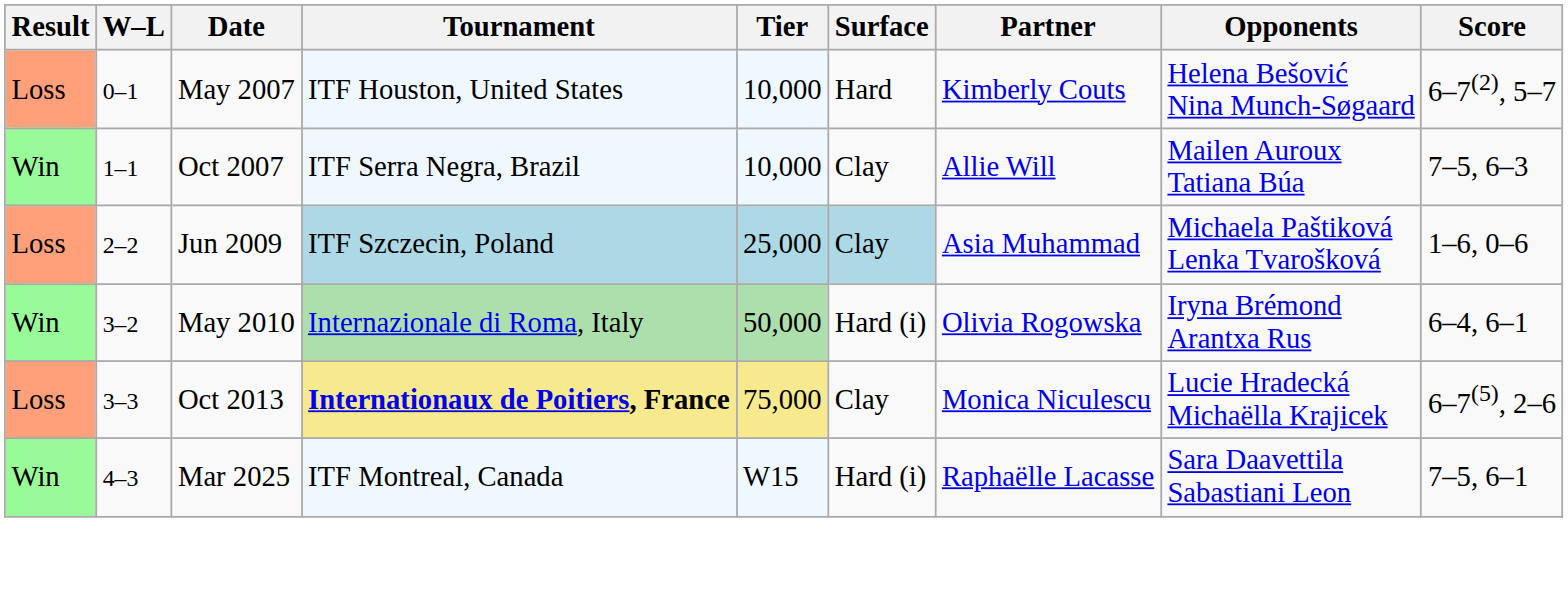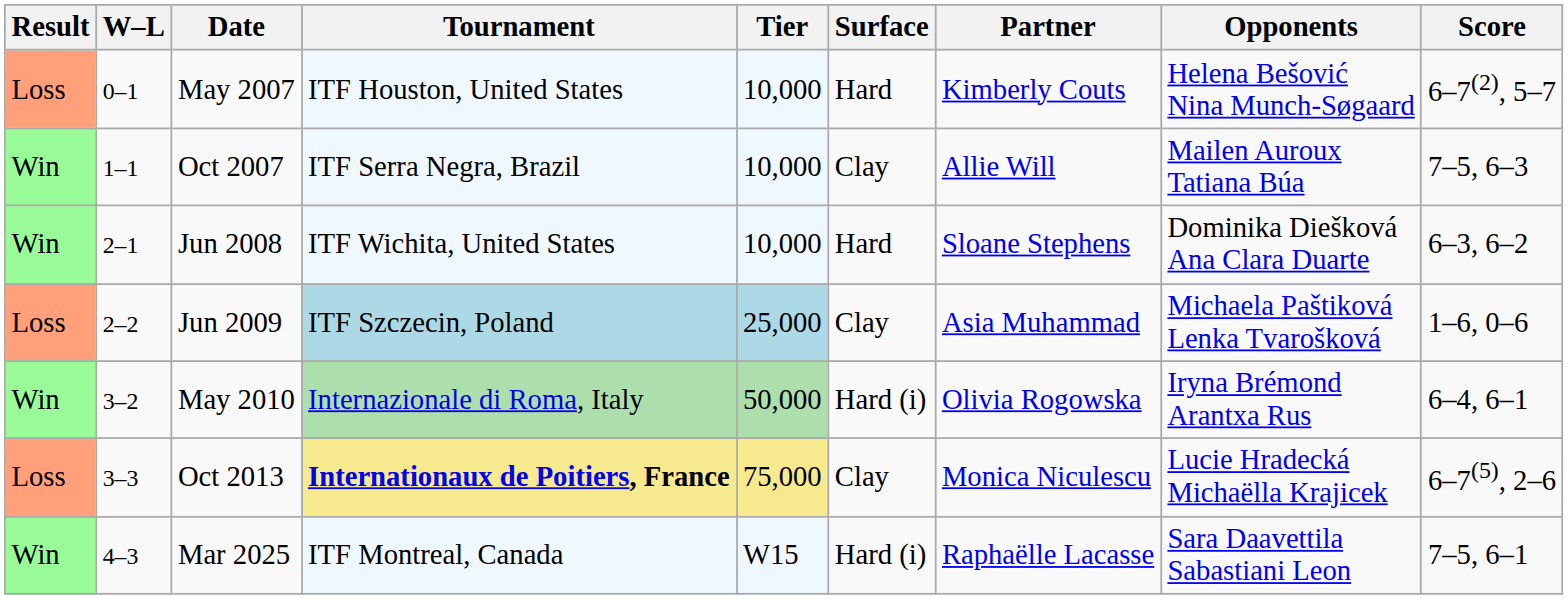+ row: (230, 244)
(862, 244) lightblue background -> (862, 321) no background
